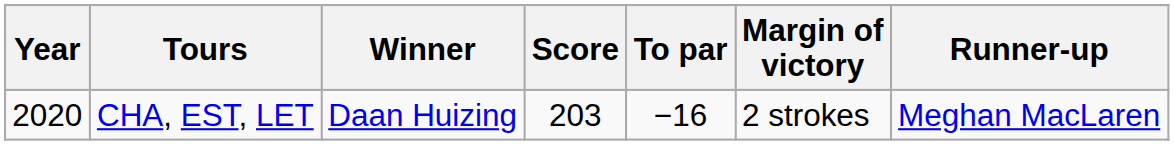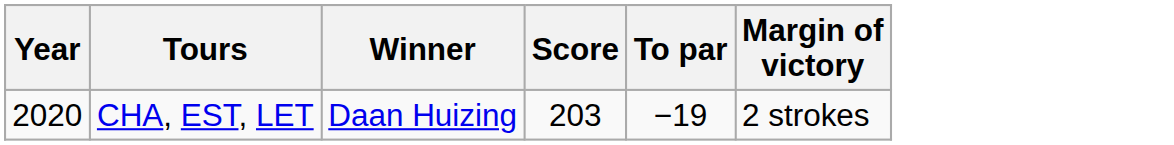- column: (1029, 48)
(681, 115) −16 -> (681, 115) −19
